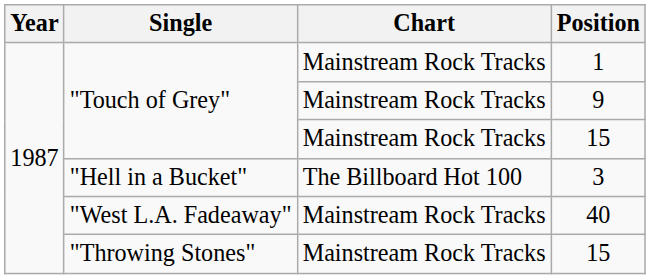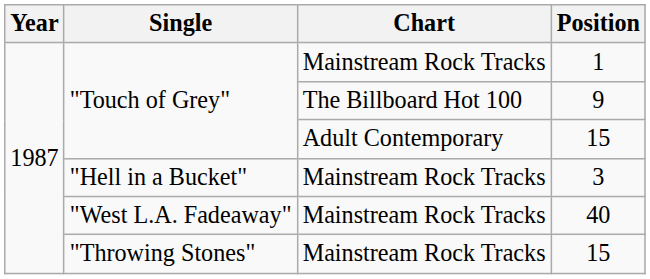(424, 100) Mainstream Rock Tracks -> (412, 100) The Billboard Hot 100
(424, 138) Mainstream Rock Tracks -> (403, 138) Adult Contemporary
(412, 176) The Billboard Hot 100 -> (424, 176) Mainstream Rock Tracks
